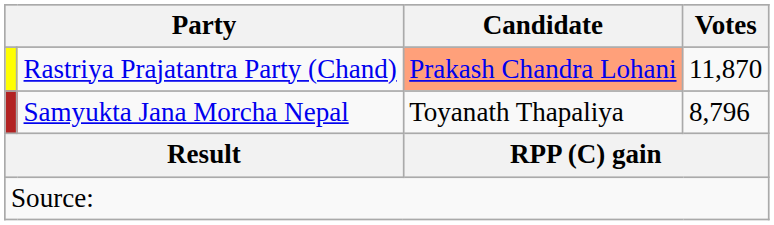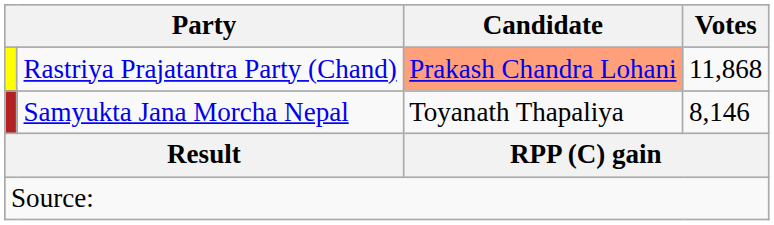(726, 68) 11,870 -> (726, 68) 11,868
(719, 111) 8,796 -> (719, 111) 8,146
